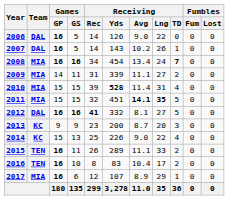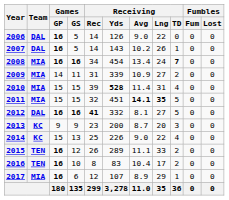(141, 74) 11.1 -> (141, 74) 10.9
(76, 150) 11 -> (76, 150) 12
